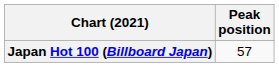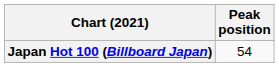(244, 51) 57 -> (244, 51) 54
